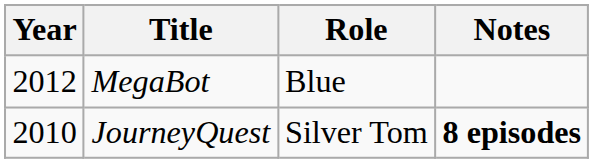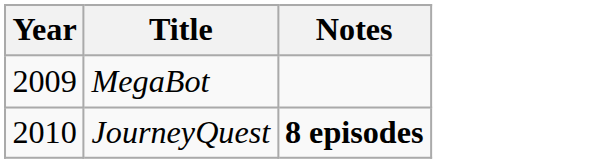- column: (356, 30)
(45, 81) 2012 -> (45, 81) 2009
